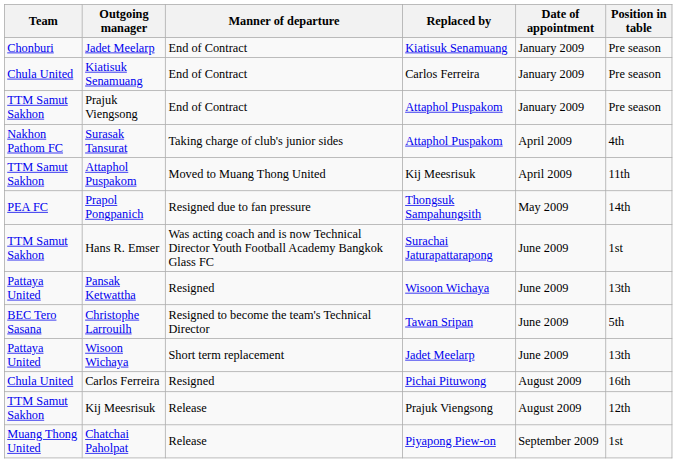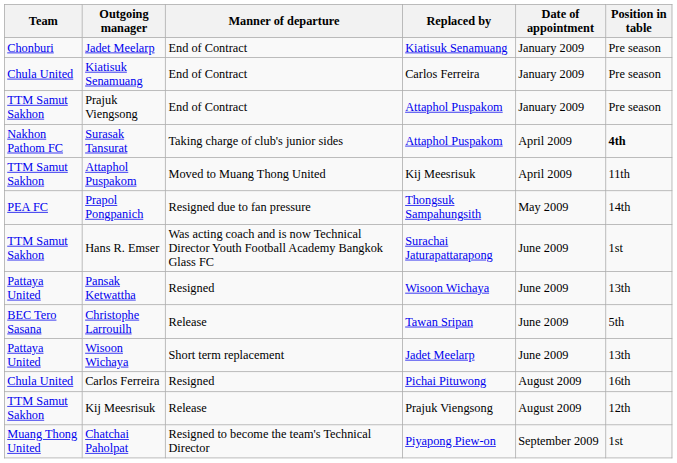(616, 140) normal -> (617, 140) bold
(270, 321) Resigned to become the team's Technical Director -> (188, 321) Release
(188, 441) Release -> (270, 441) Resigned to become the team's Technical Director
